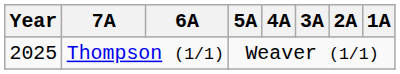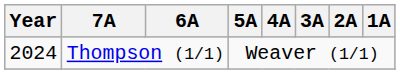(33, 53) 2025 -> (33, 53) 2024
